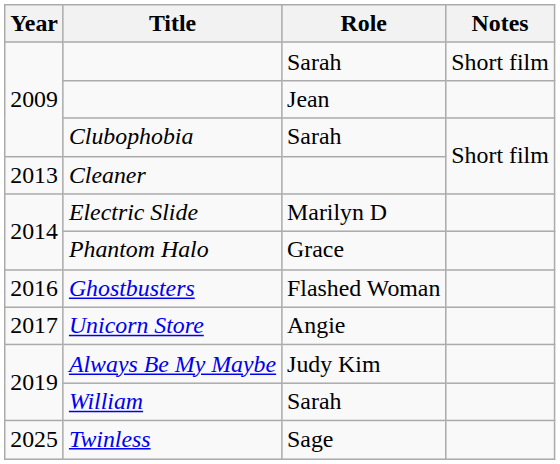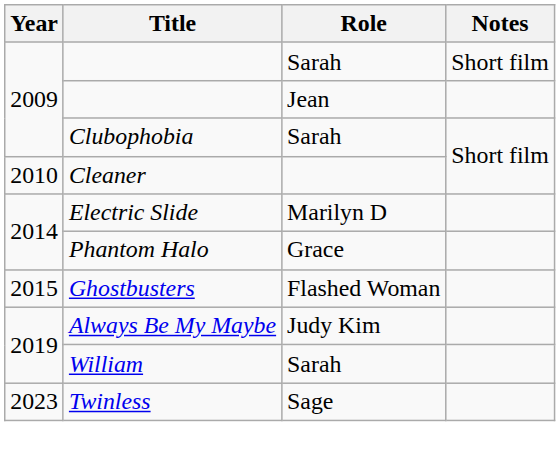(34, 174) 2013 -> (34, 174) 2010
(34, 288) 2016 -> (34, 288) 2015
- row: (136, 325)
(34, 439) 2025 -> (34, 401) 2023
